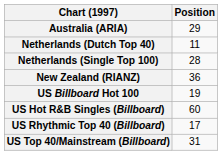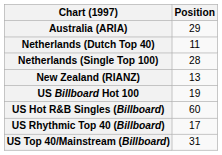(195, 77) 36 -> (195, 77) 13
